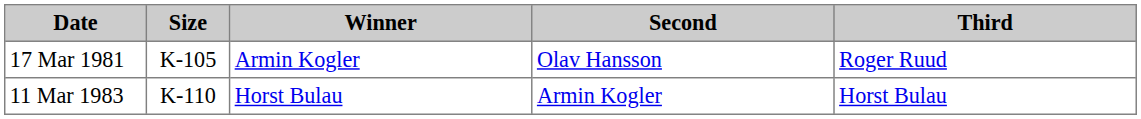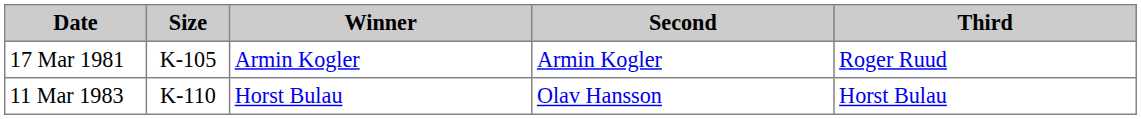(599, 59) Olav Hansson -> (599, 59) Armin Kogler
(599, 95) Armin Kogler -> (599, 95) Olav Hansson
